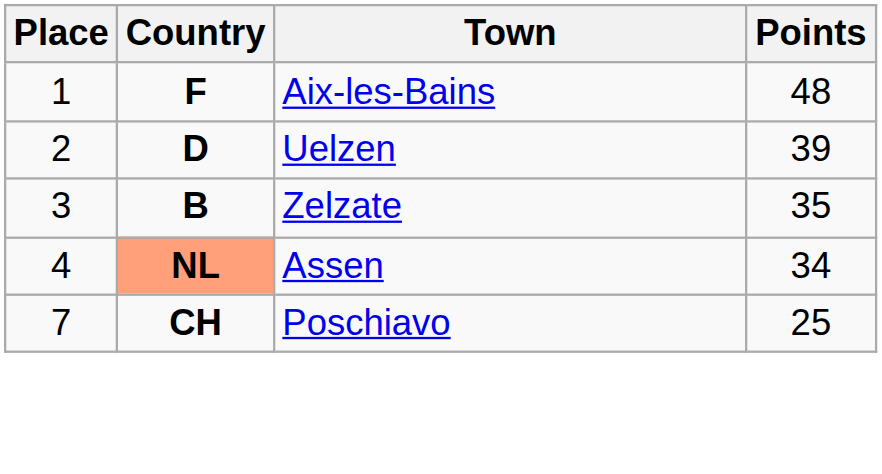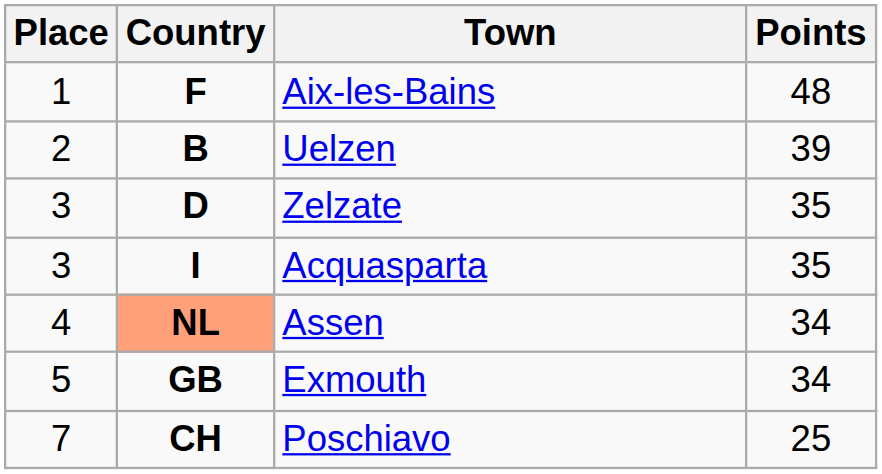(196, 149) D -> (196, 149) B
(196, 206) B -> (196, 206) D
+ row: (385, 264)
+ row: (354, 380)
